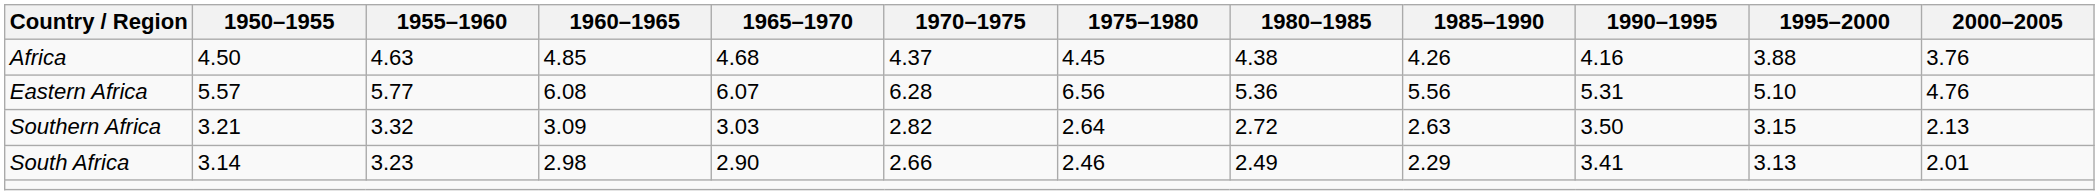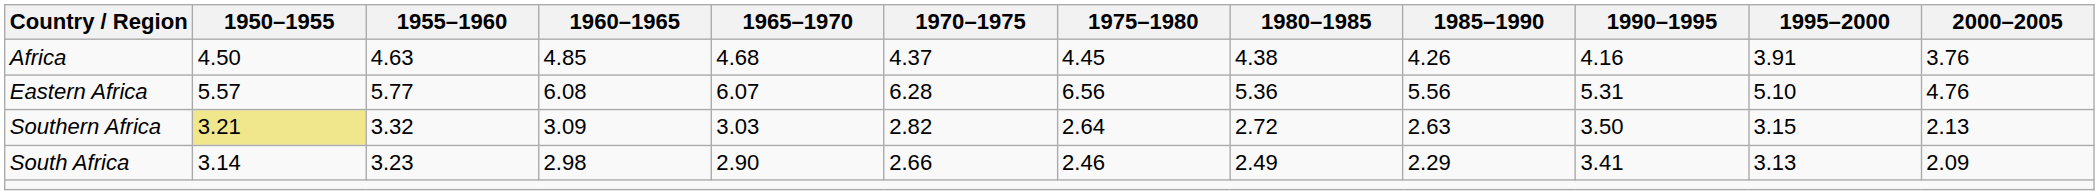(1775, 57) 3.88 -> (1775, 57) 3.91
(219, 127) no background -> (219, 127) khaki background
(1948, 162) 2.01 -> (1948, 162) 2.09
